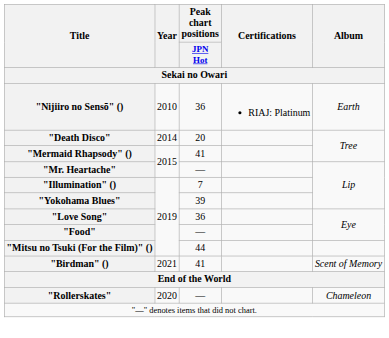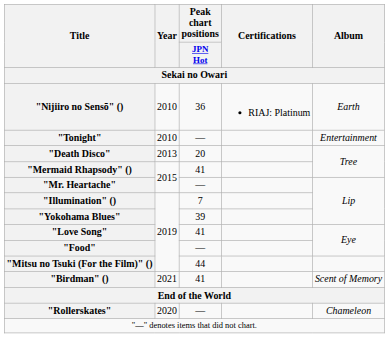+ row: (80, 138)
(167, 138) 2014 -> (167, 153) 2013
(200, 216) 36 -> (200, 232) 41
